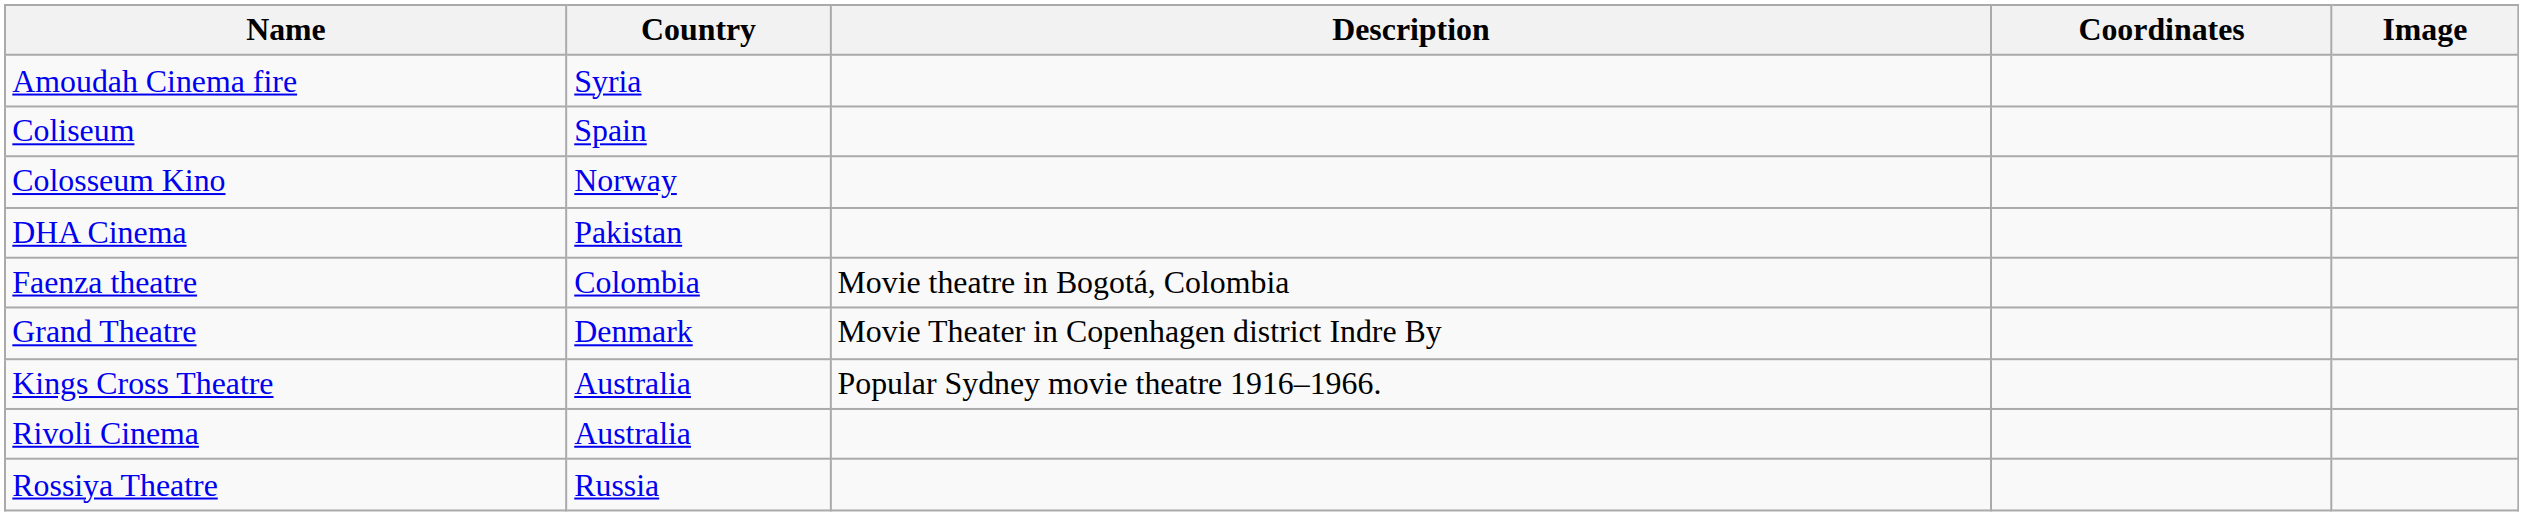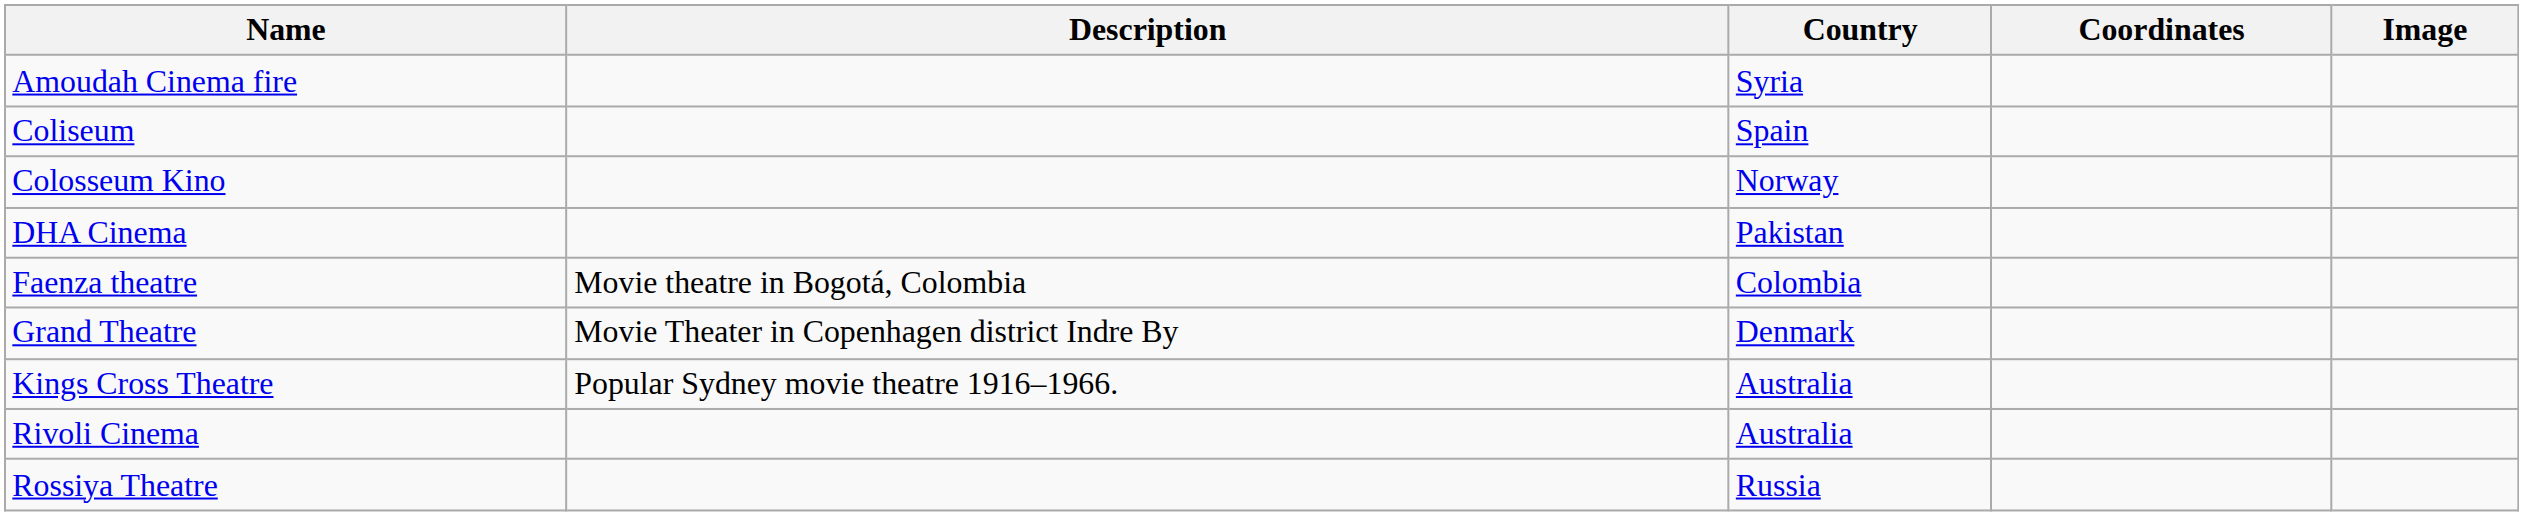columns swapped: (1411, 29) <-> (699, 29)
